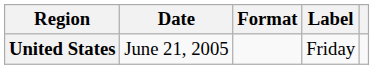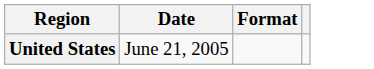- column: (331, 19)
